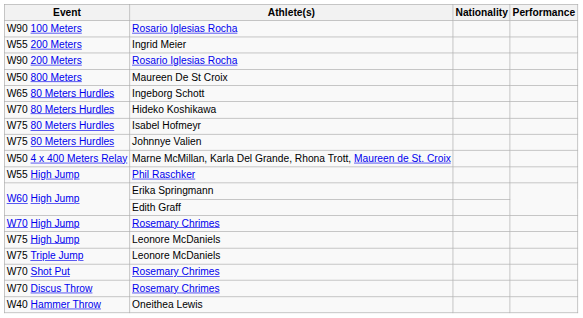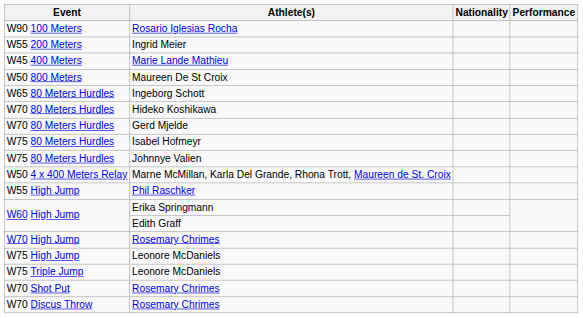- row: (44, 61)
+ row: (44, 61)
+ row: (60, 126)
- row: (54, 304)
